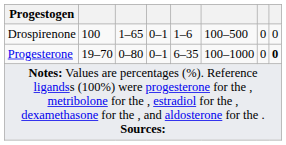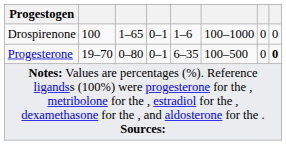(226, 34) 100–500 -> (229, 34) 100–1000
(229, 53) 100–1000 -> (226, 53) 100–500
